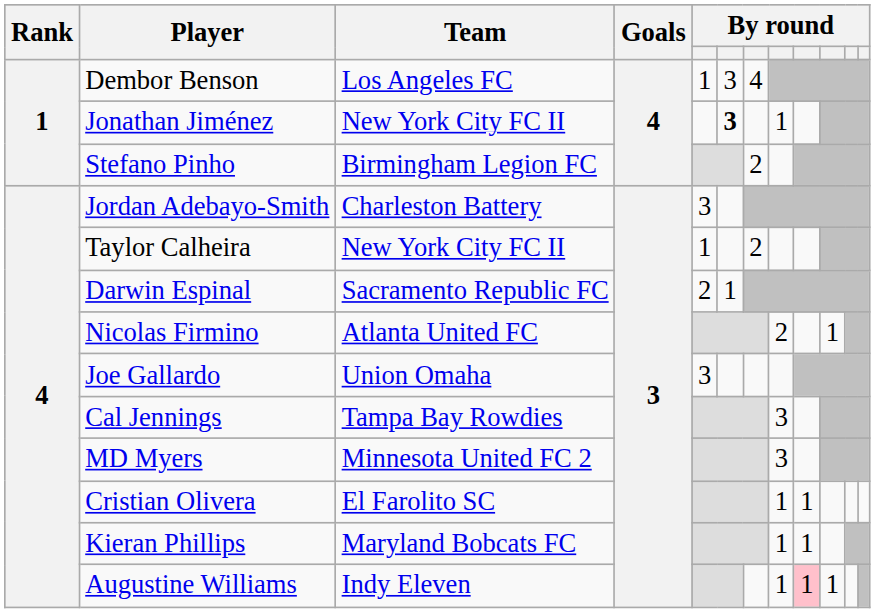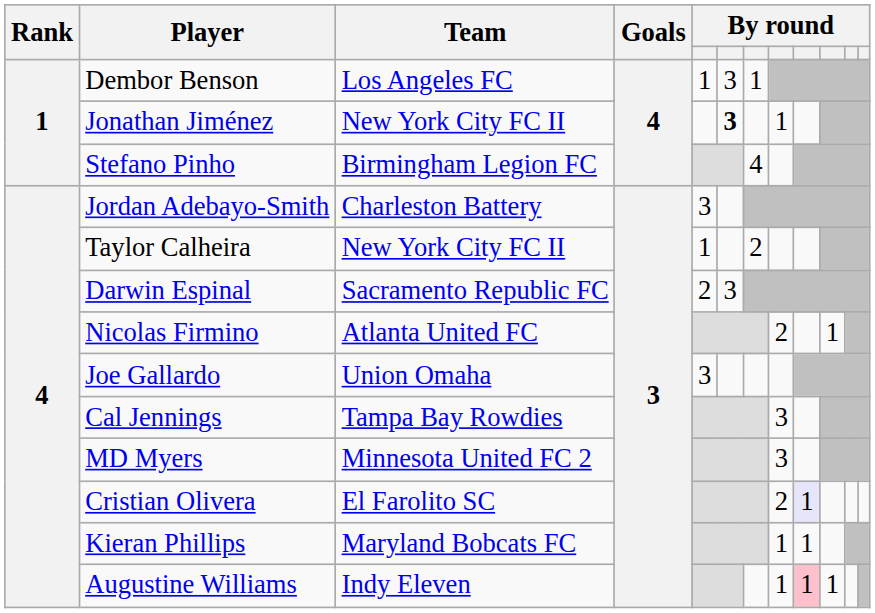(756, 79) 4 -> (756, 79) 1
(756, 164) 2 -> (756, 164) 4
(730, 290) 1 -> (730, 290) 3
(781, 501) 1 -> (781, 501) 2
(807, 501) no background -> (807, 501) lavender background
